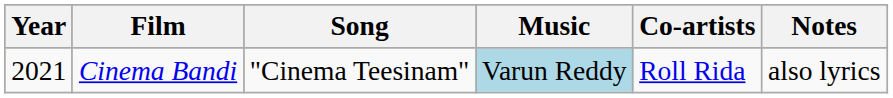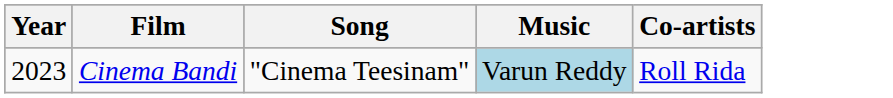- column: (824, 26)
(39, 69) 2021 -> (39, 69) 2023
